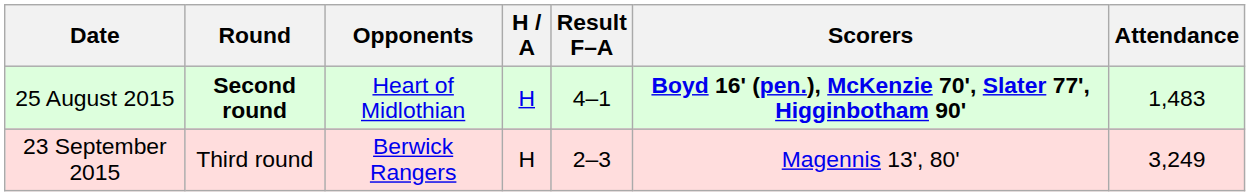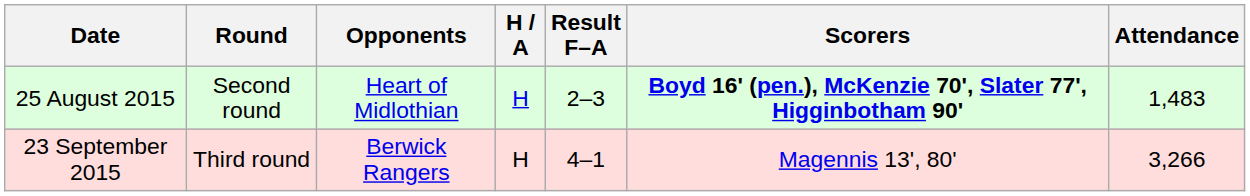(255, 97) bold -> (252, 97) normal
(592, 97) 4–1 -> (586, 97) 2–3
(592, 159) 2–3 -> (586, 159) 4–1
(1177, 159) 3,249 -> (1177, 159) 3,266
